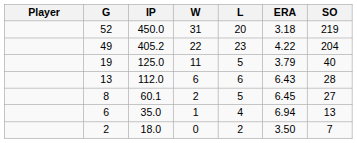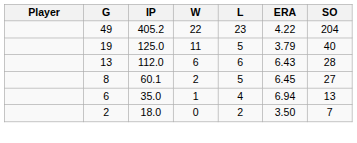- row: (106, 29)
